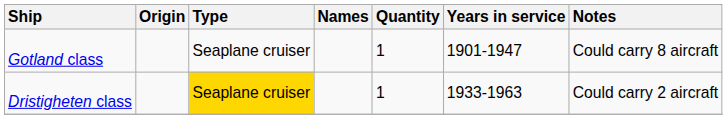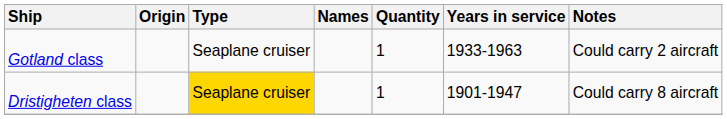(484, 50) 1901-1947 -> (484, 50) 1933-1963
(645, 50) Could carry 8 aircraft -> (645, 50) Could carry 2 aircraft
(484, 93) 1933-1963 -> (484, 93) 1901-1947
(645, 93) Could carry 2 aircraft -> (645, 93) Could carry 8 aircraft
